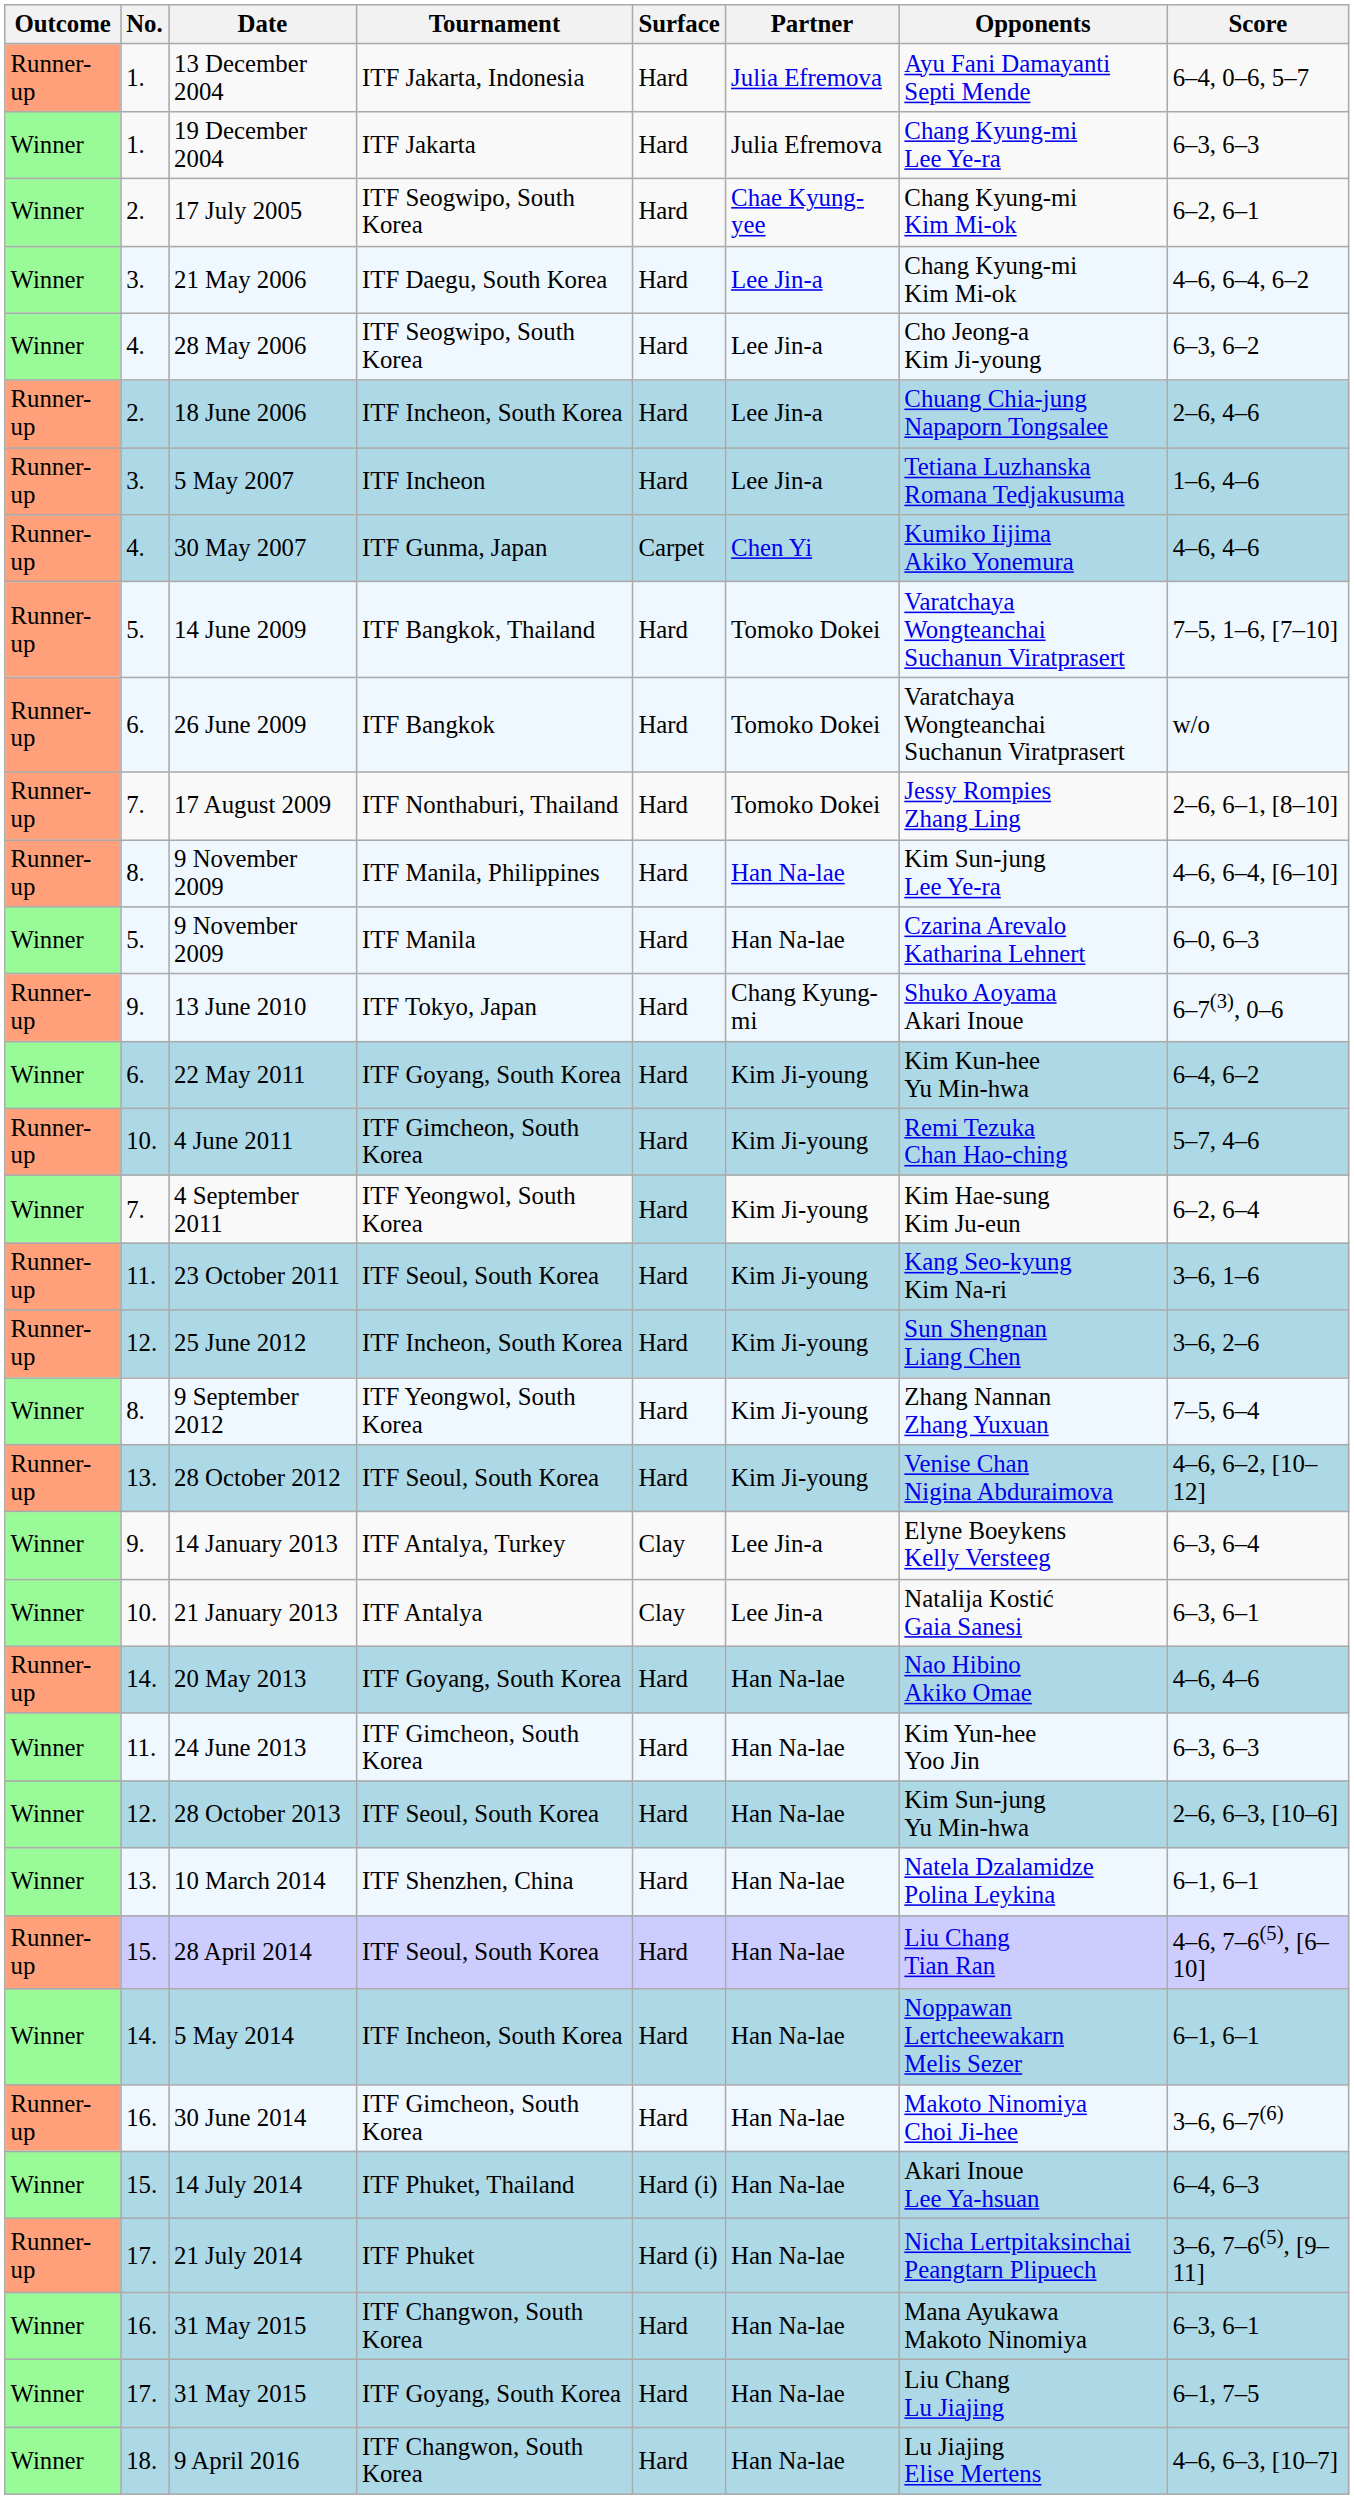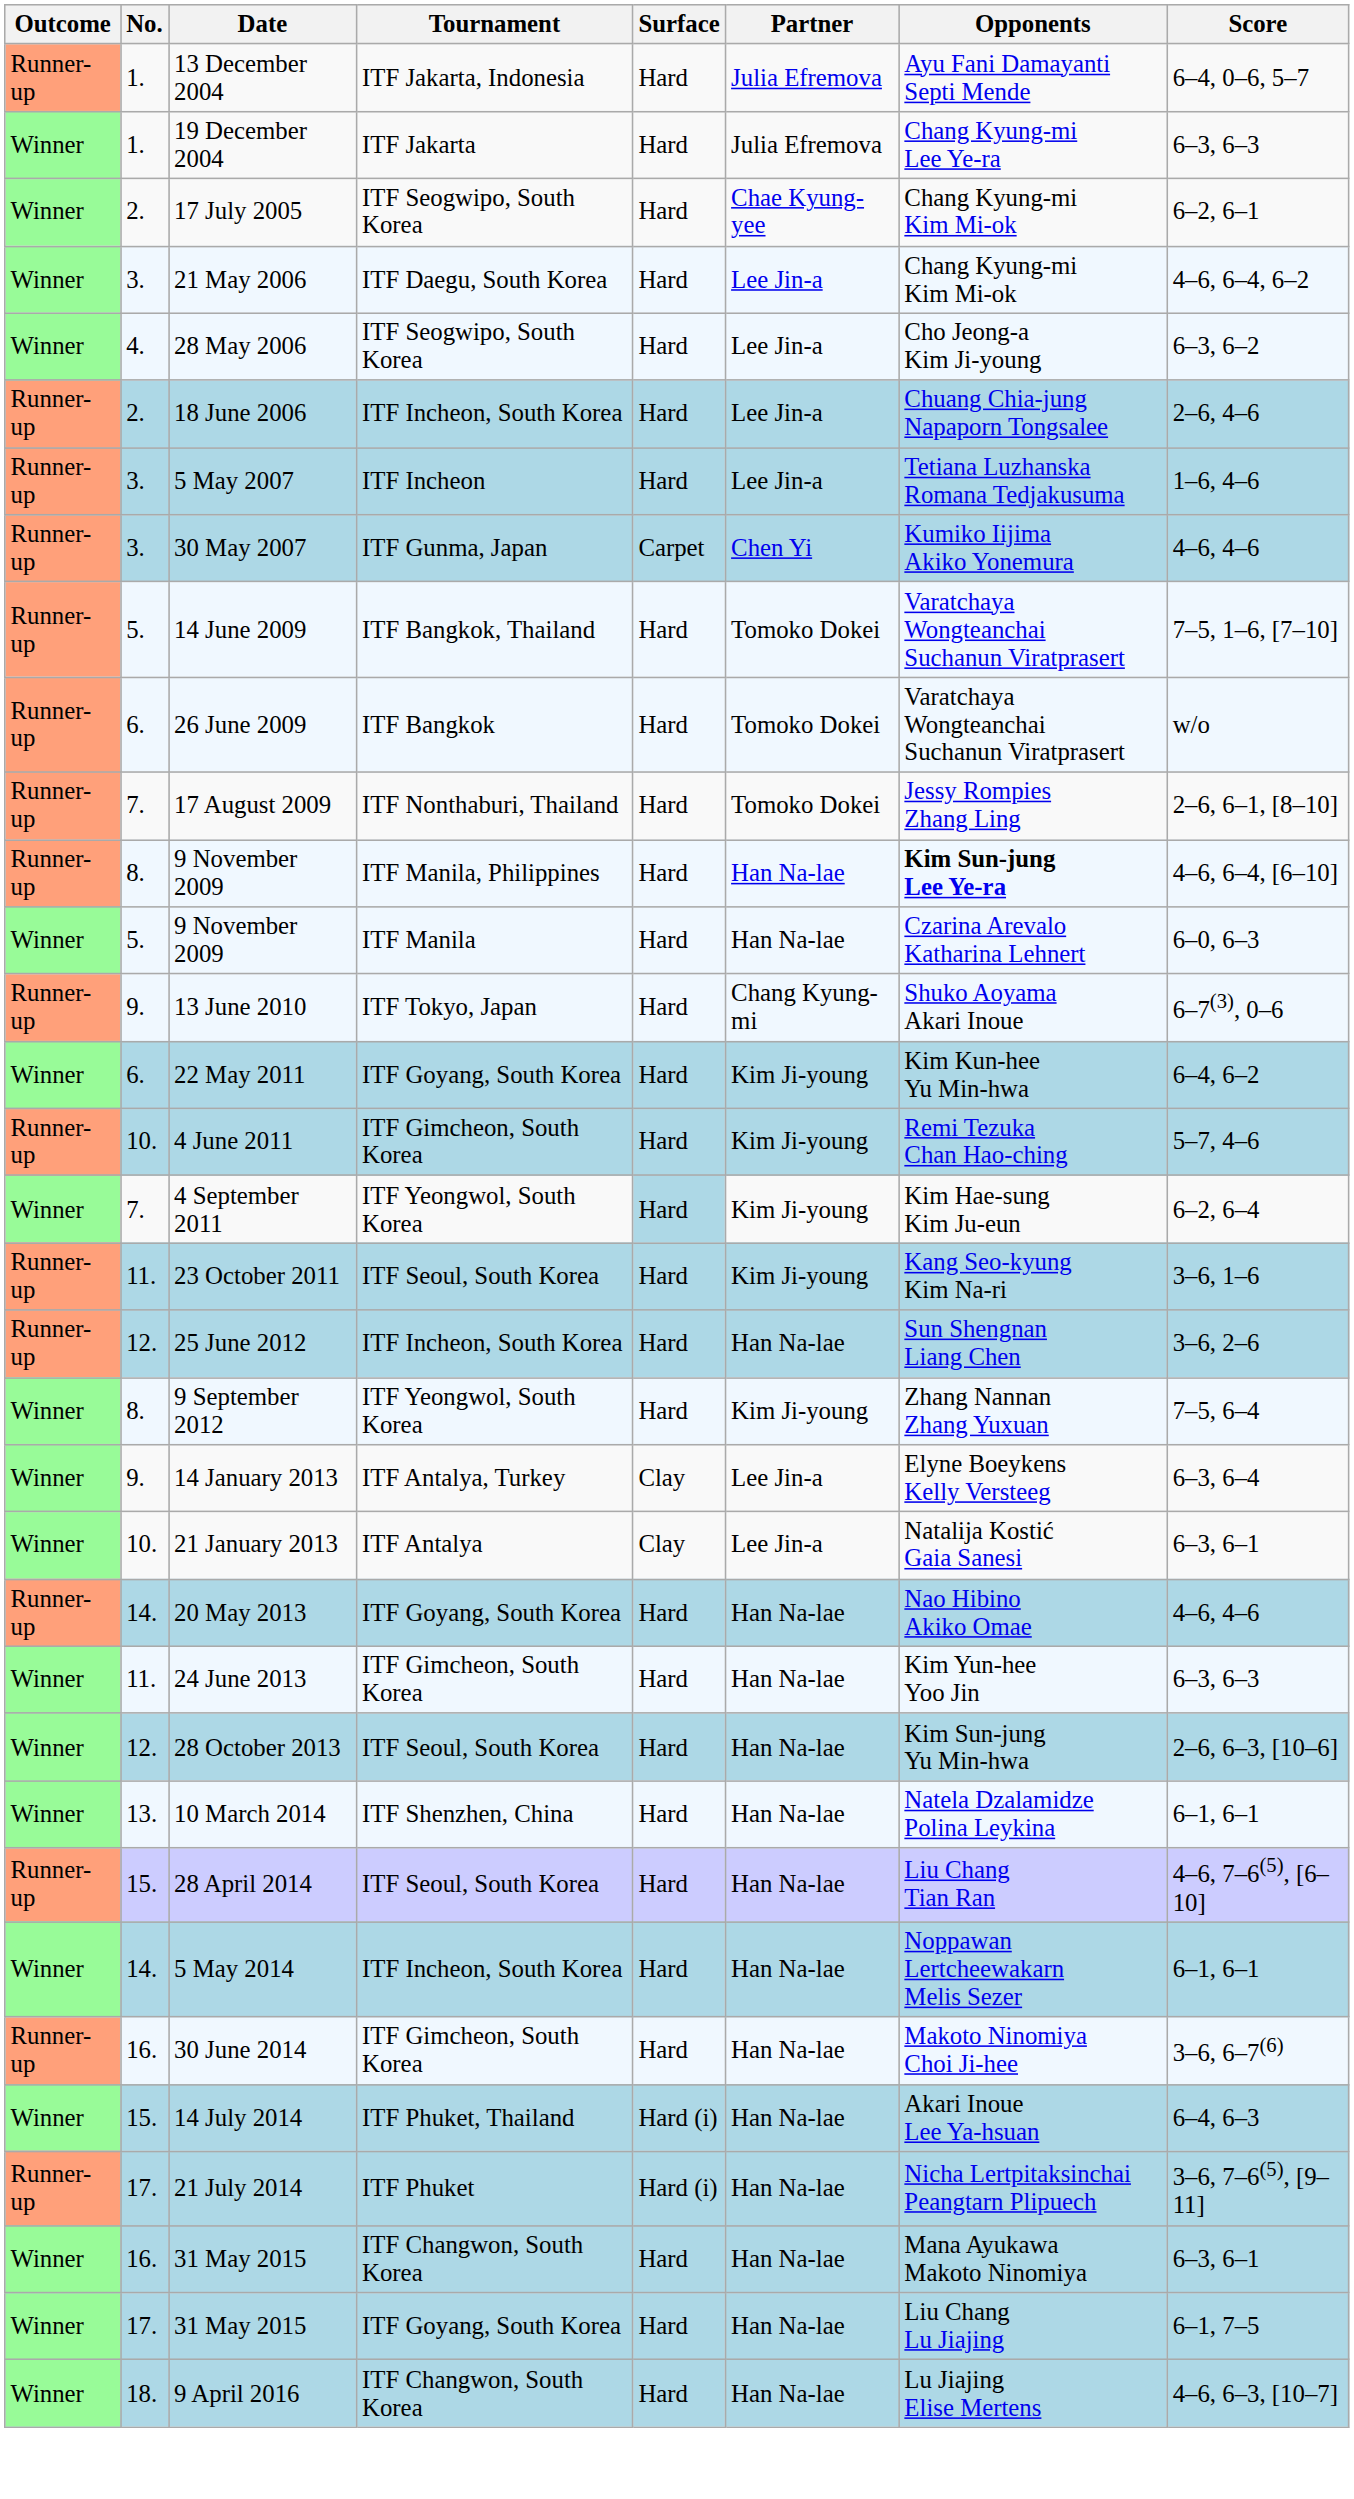(135, 548) 4. -> (135, 548) 3.
(975, 872) normal -> (980, 872) bold
(800, 1343) Kim Ji-young -> (788, 1343) Han Na-lae
- row: (257, 1477)
